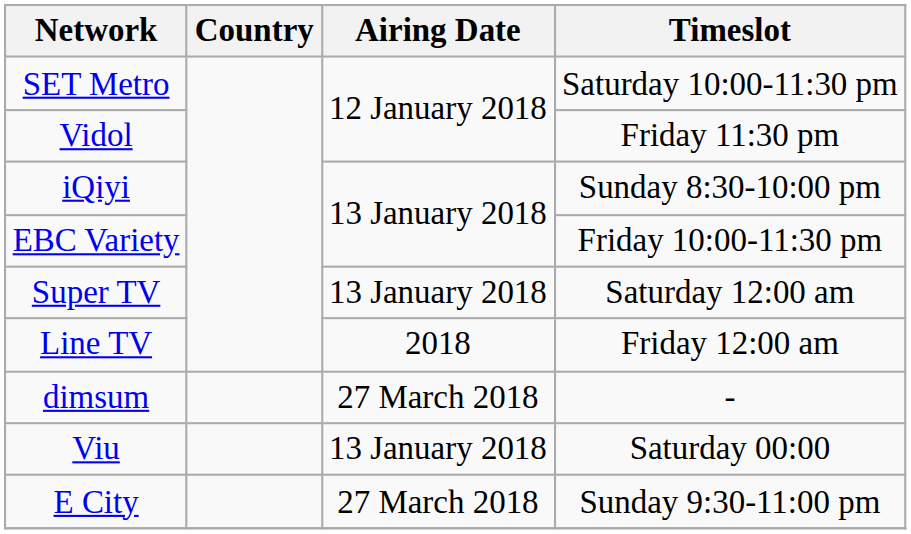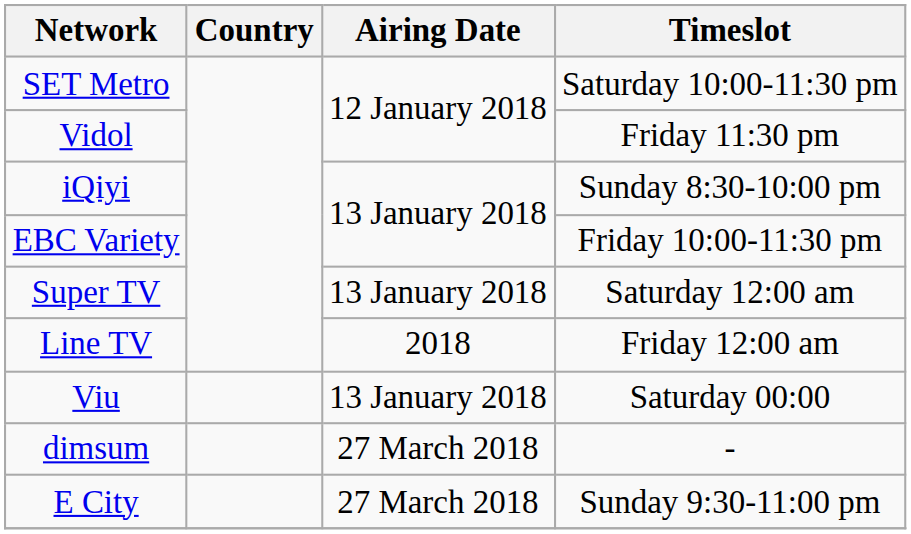rows swapped: (96, 448) <-> (96, 396)
